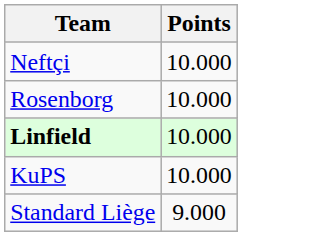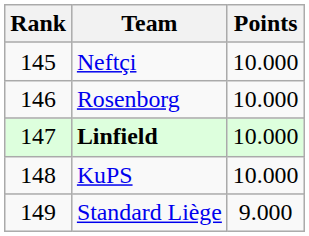+ column: (38, 23)
